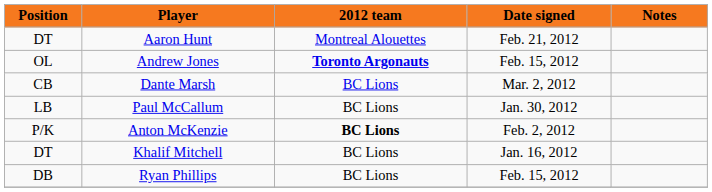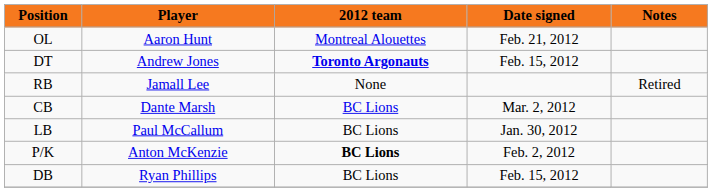(43, 38) DT -> (43, 38) OL
(43, 61) OL -> (43, 61) DT
+ row: (178, 84)
- row: (178, 152)
